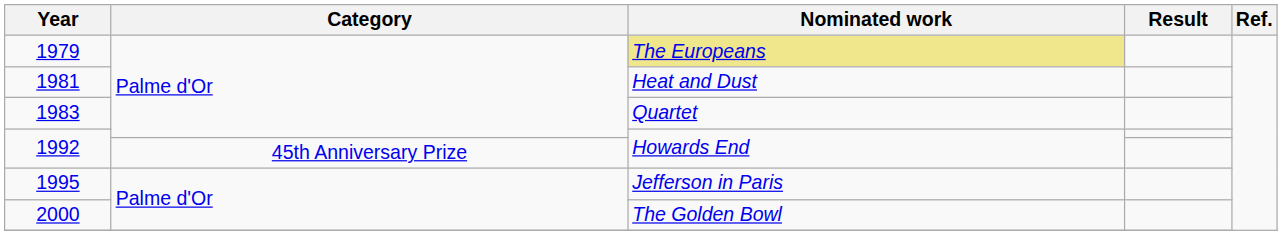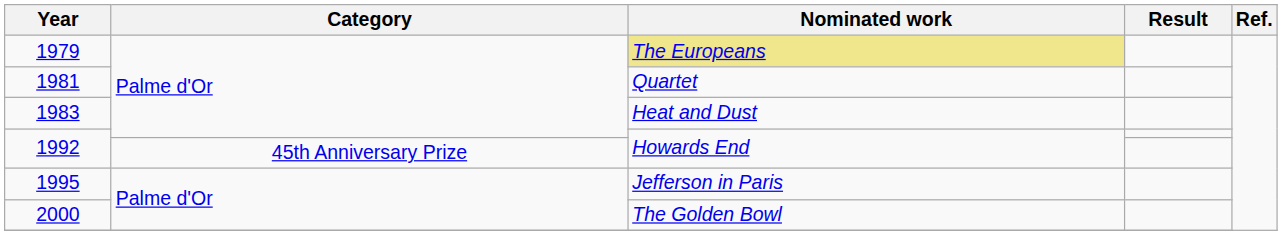(695, 81) Heat and Dust -> (665, 81) Quartet
(665, 112) Quartet -> (695, 112) Heat and Dust
